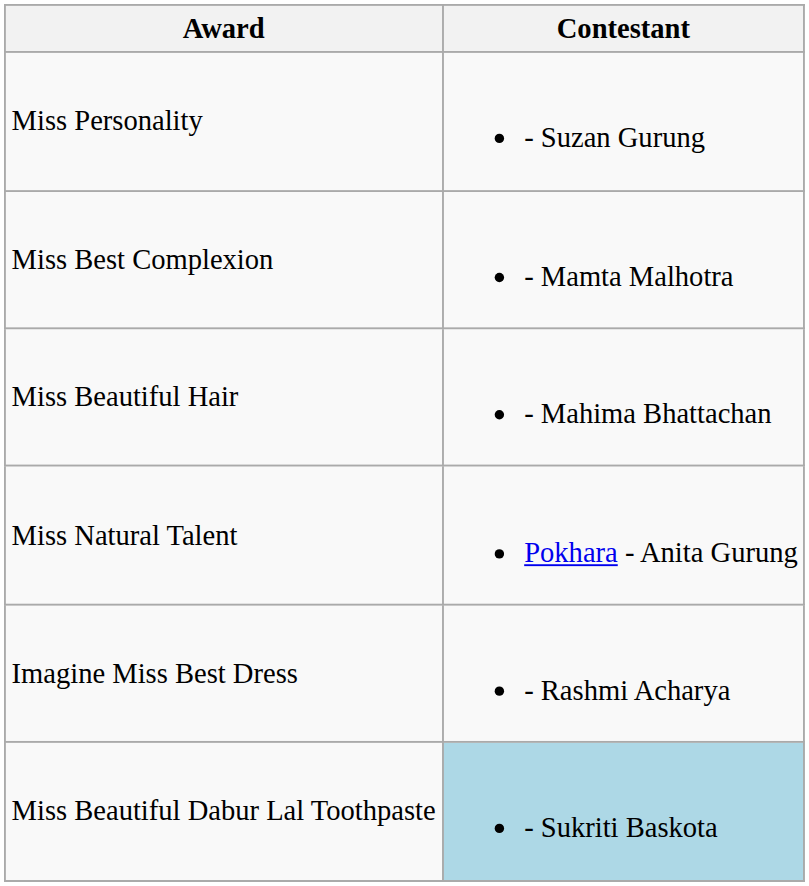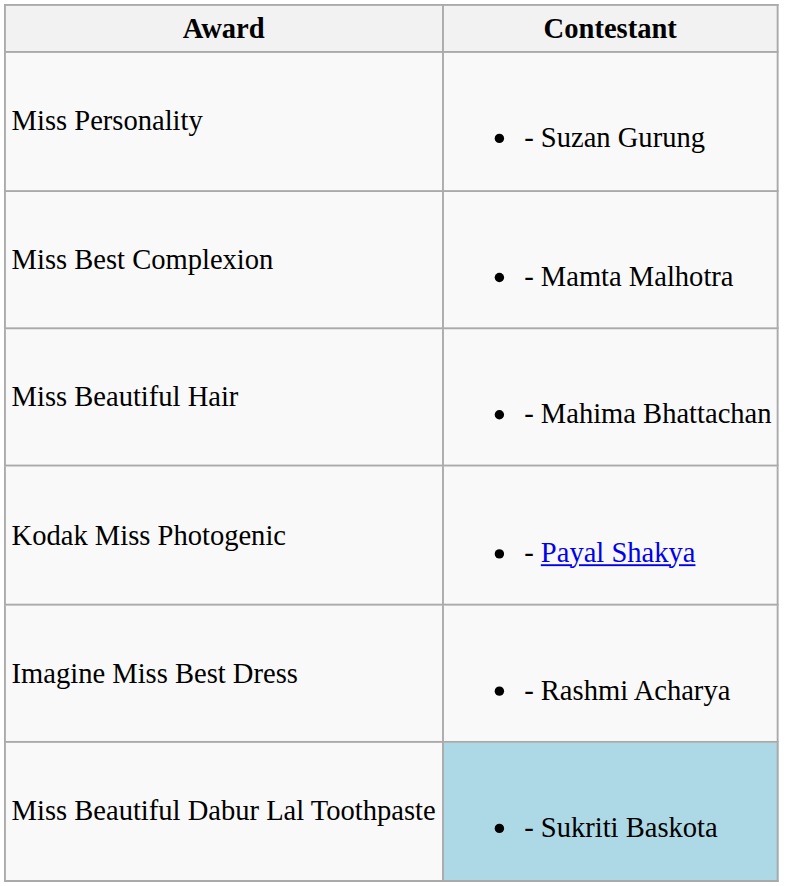+ row: (149, 535)
- row: (125, 535)
